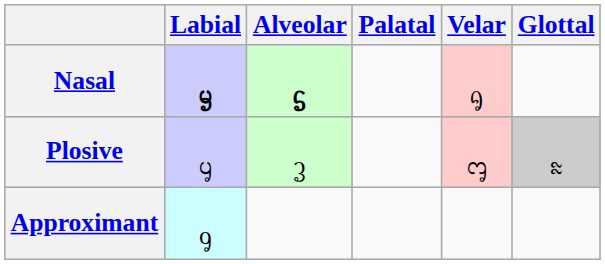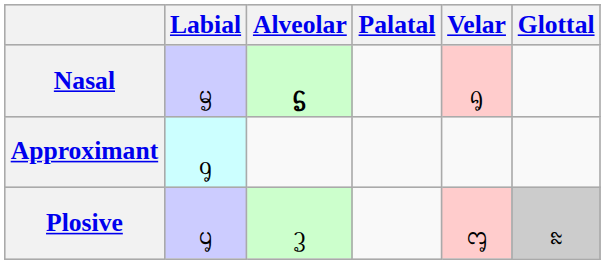(206, 94) bold -> (206, 94) normal
rows swapped: (84, 151) <-> (84, 222)
